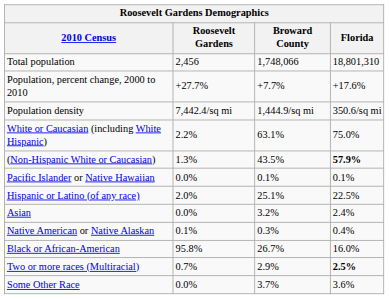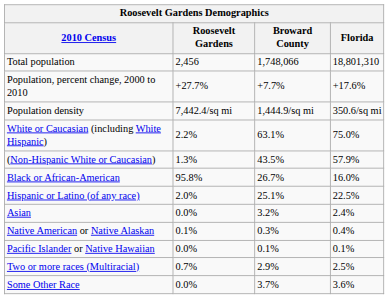(347, 159) bold -> (346, 159) normal
rows swapped: (63, 249) <-> (81, 177)
(344, 266) bold -> (344, 266) normal
